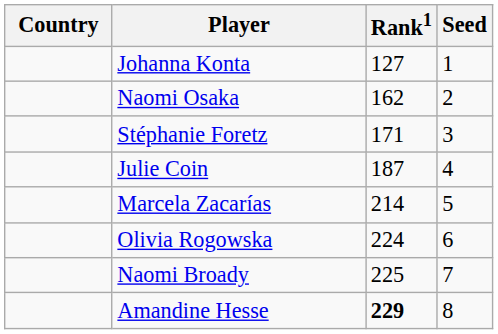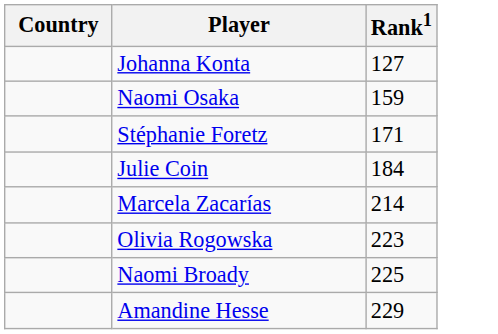- column: (465, 25)
(388, 98) 162 -> (388, 98) 159
(388, 169) 187 -> (388, 169) 184
(388, 239) 224 -> (388, 239) 223
(388, 310) bold -> (388, 310) normal
